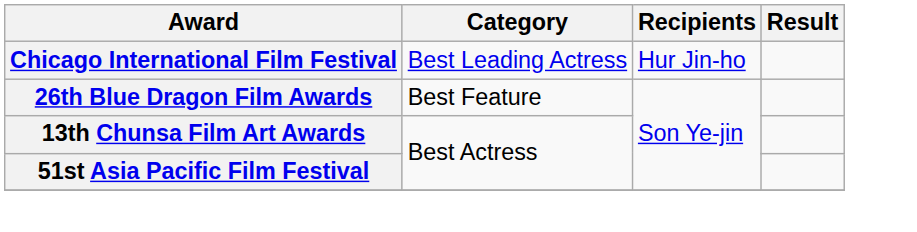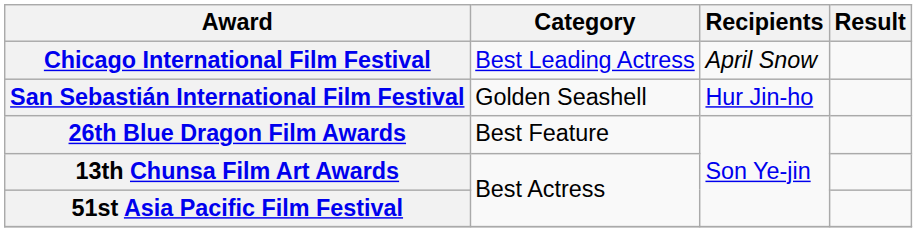(692, 60) Hur Jin-ho -> (761, 60) April Snow
+ row: (237, 97)
